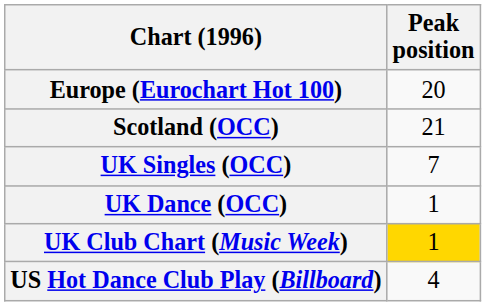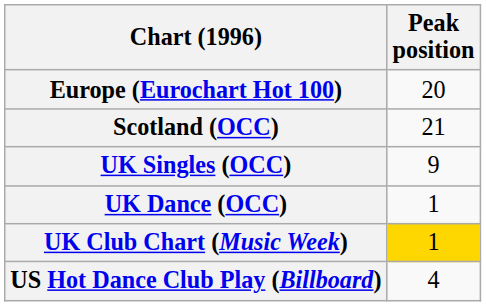(434, 165) 7 -> (434, 165) 9
